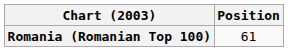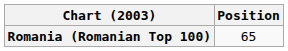(249, 36) 61 -> (249, 36) 65
